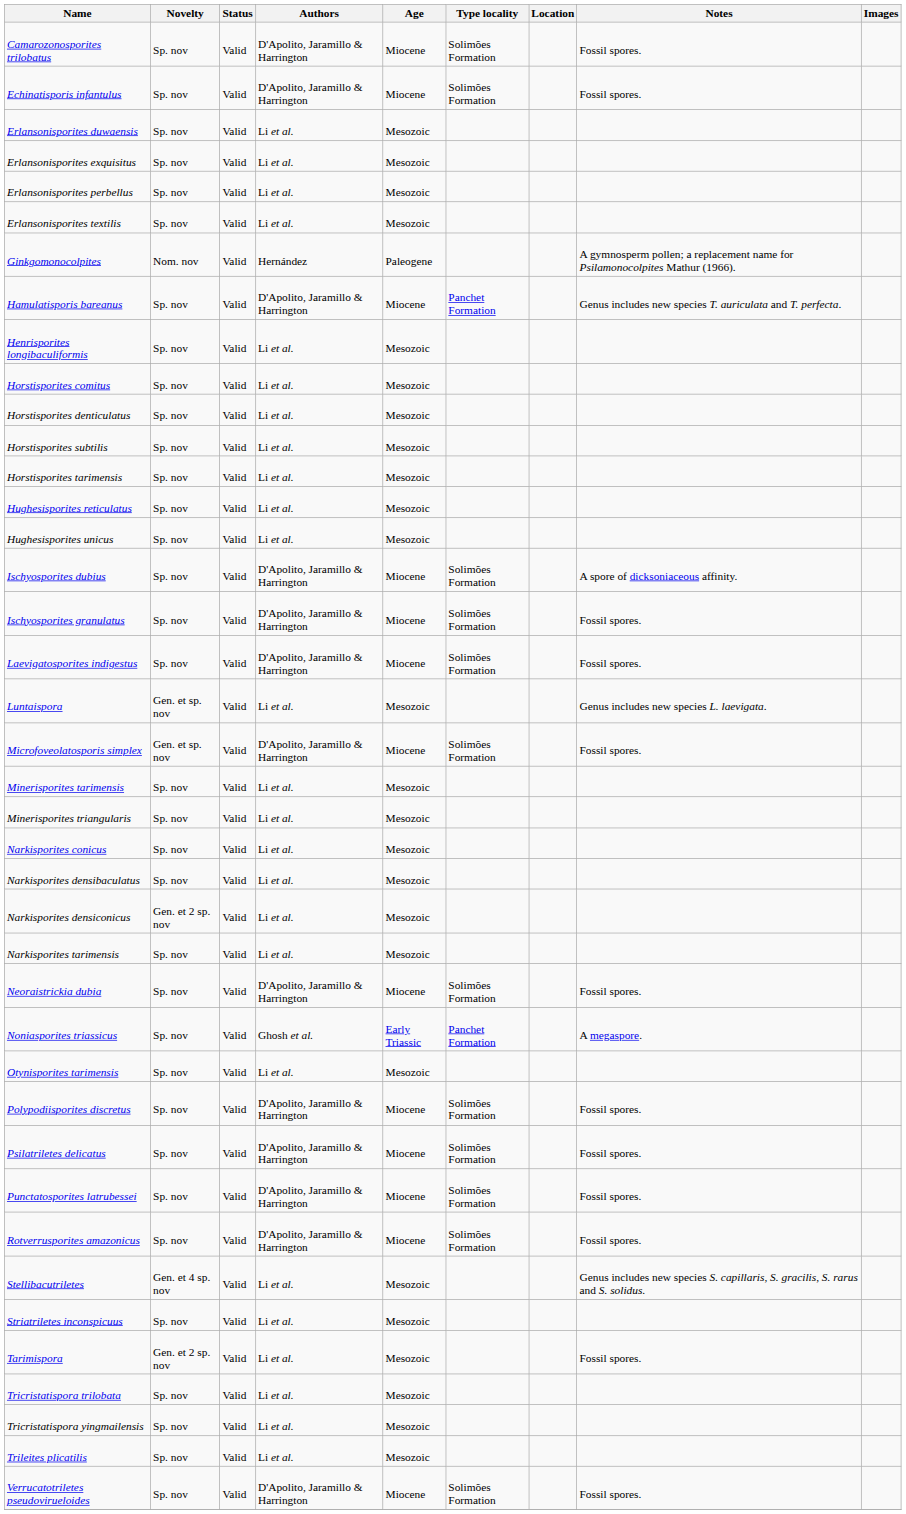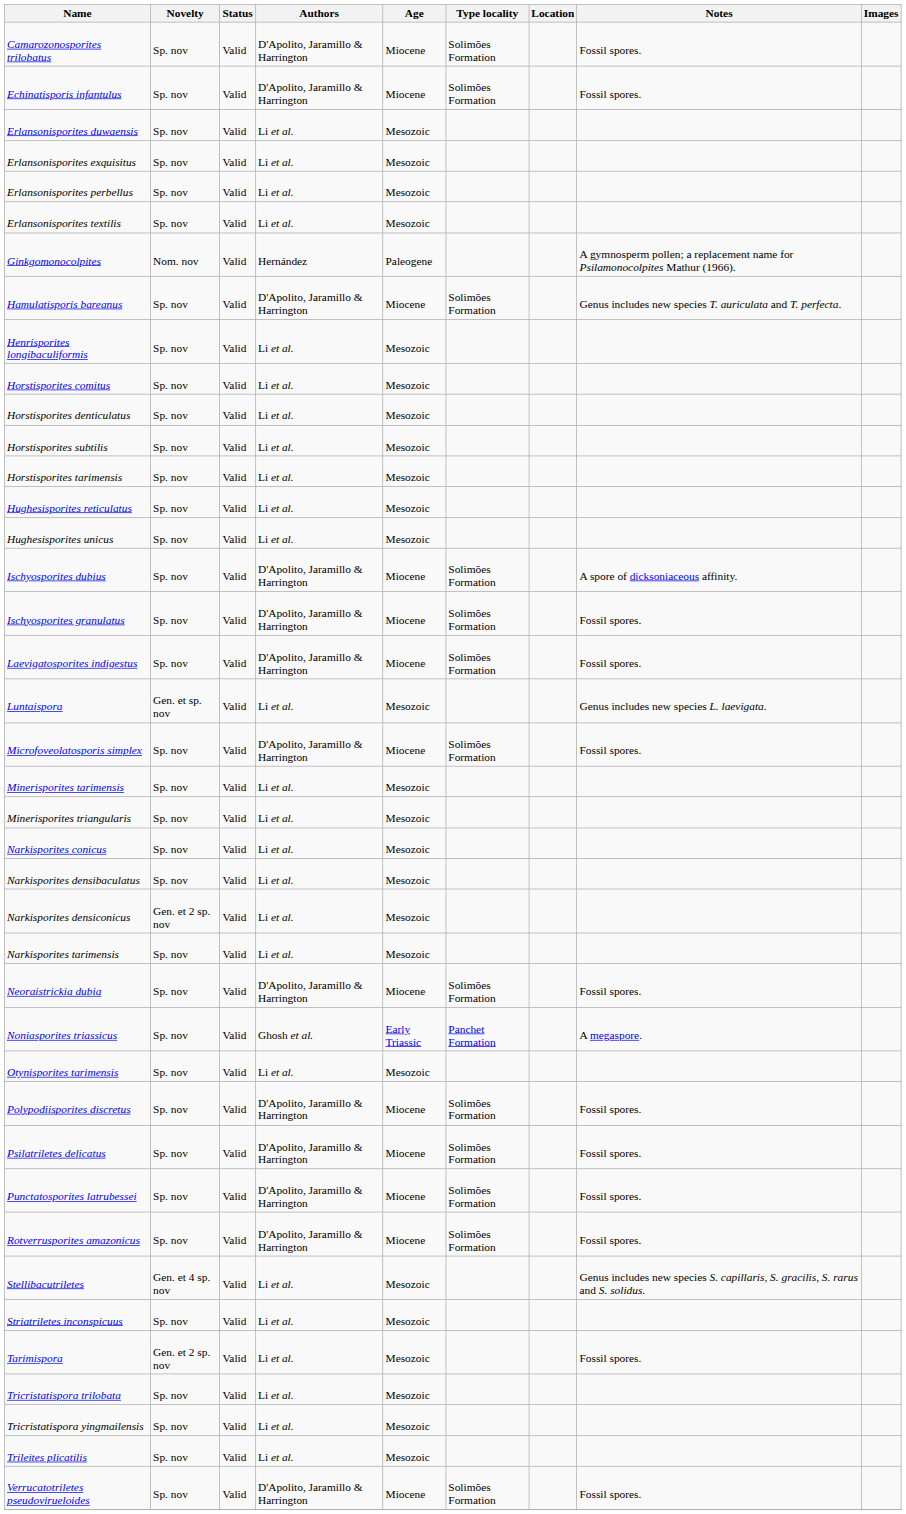(472, 304) Panchet Formation -> (472, 304) Solimões Formation
(177, 750) Gen. et sp. nov -> (170, 750) Sp. nov
